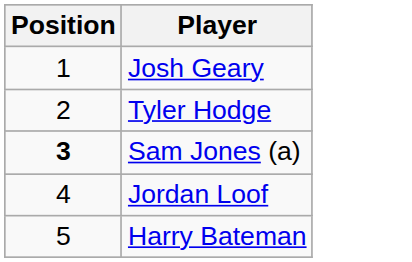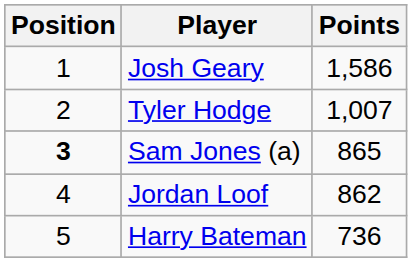+ column: (359, 25)
